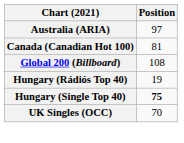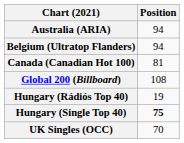(157, 29) 97 -> (158, 29) 94
+ row: (71, 46)
